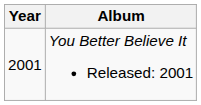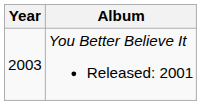(25, 64) 2001 -> (25, 64) 2003
